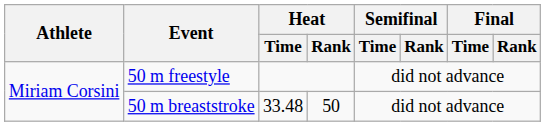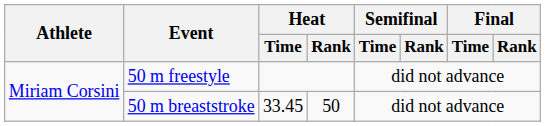(283, 106) 33.48 -> (283, 106) 33.45
